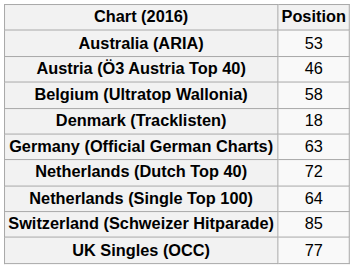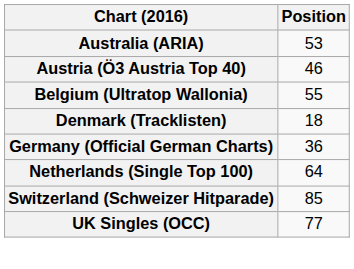(314, 95) 58 -> (314, 95) 55
(314, 146) 63 -> (314, 146) 36
- row: (141, 172)
